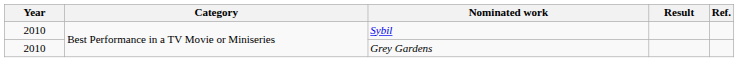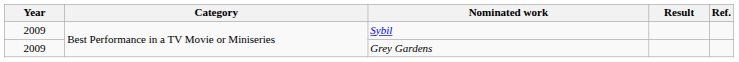(34, 30) 2010 -> (34, 30) 2009
(34, 48) 2010 -> (34, 48) 2009
